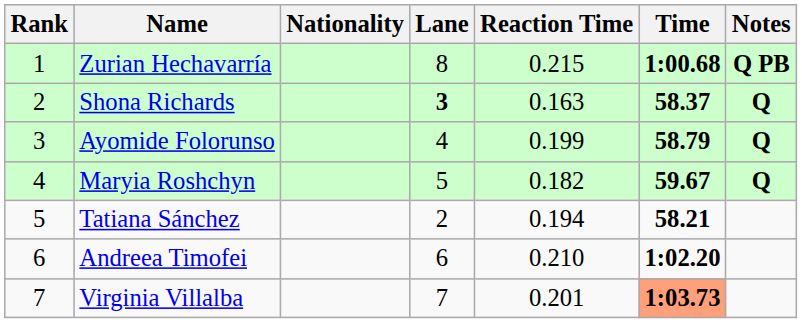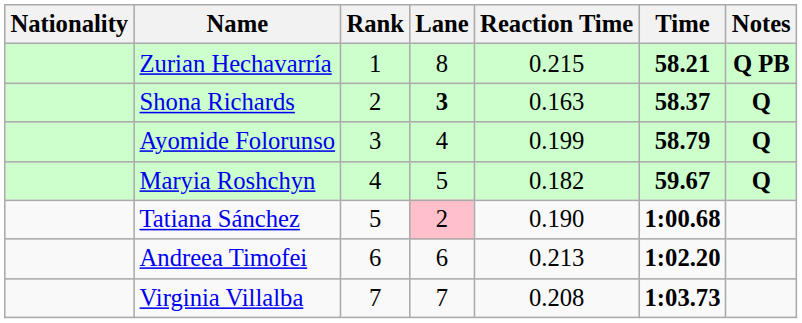columns swapped: (39, 24) <-> (345, 24)
(683, 63) 1:00.68 -> (683, 63) 58.21
(442, 219) no background -> (442, 219) pink background
(557, 219) 0.194 -> (557, 219) 0.190
(683, 219) 58.21 -> (683, 219) 1:00.68
(557, 258) 0.210 -> (557, 258) 0.213
(557, 297) 0.201 -> (557, 297) 0.208
(683, 297) lightsalmon background -> (683, 297) no background
